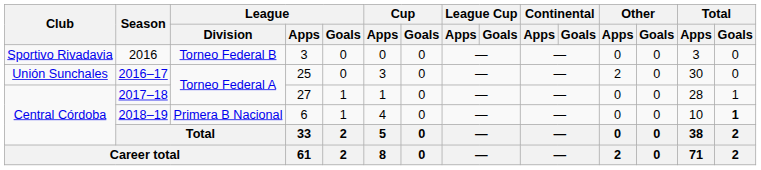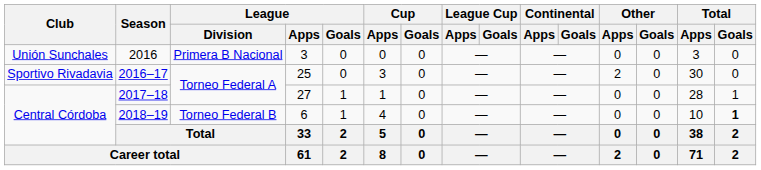(60, 54) Sportivo Rivadavia -> (60, 54) Unión Sunchales
(228, 54) Torneo Federal B -> (228, 54) Primera B Nacional
(60, 74) Unión Sunchales -> (60, 74) Sportivo Rivadavia
(228, 114) Primera B Nacional -> (228, 114) Torneo Federal B
